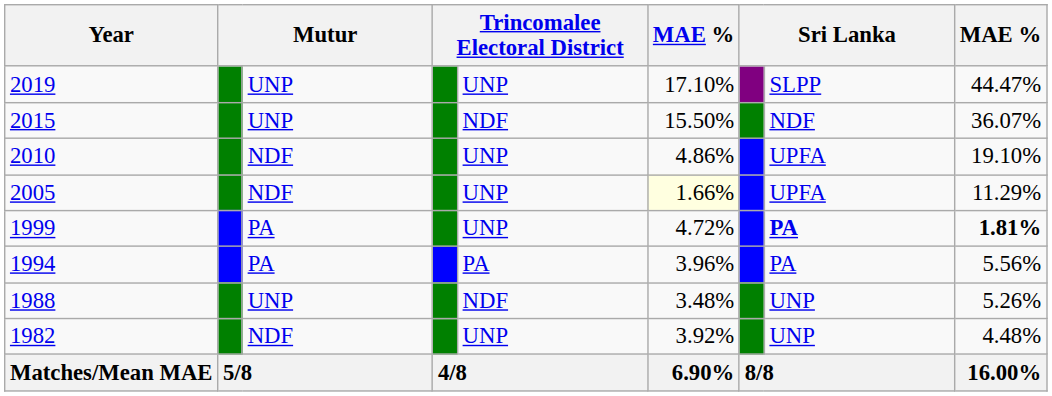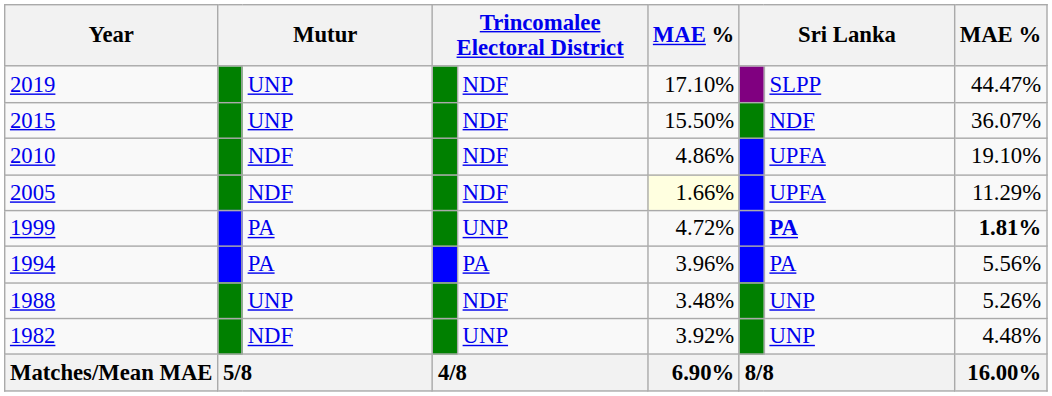(485, 84) UNP -> (485, 84) NDF
(485, 156) UNP -> (485, 156) NDF
(485, 192) UNP -> (485, 192) NDF
